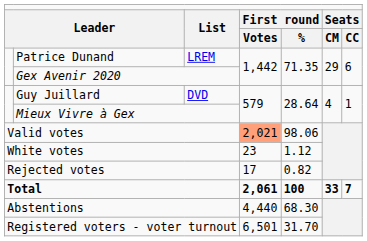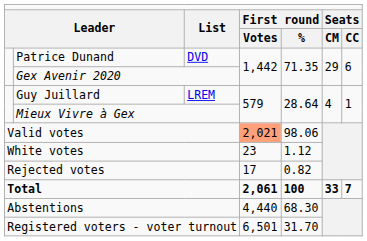(201, 57) LREM -> (198, 57) DVD
(198, 95) DVD -> (201, 95) LREM
